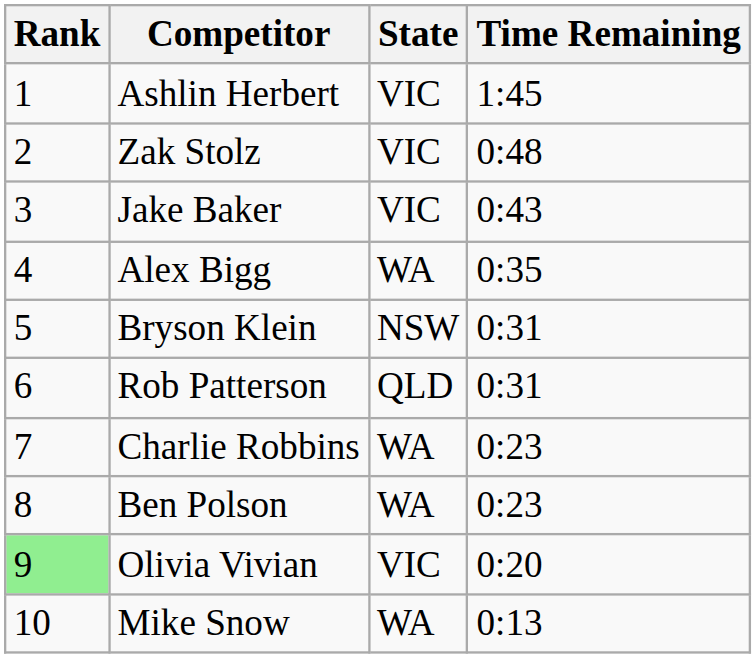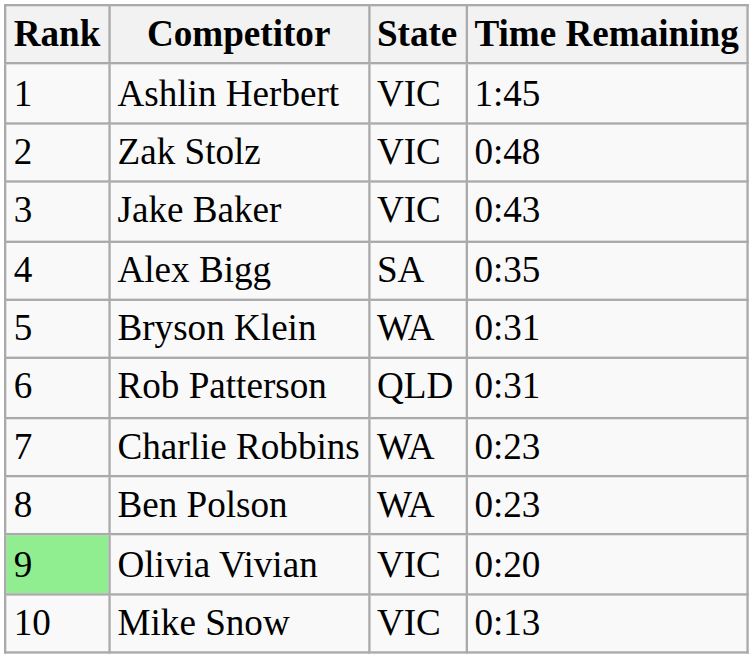(406, 269) WA -> (401, 269) SA
(418, 328) NSW -> (406, 328) WA
(406, 622) WA -> (409, 622) VIC
